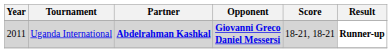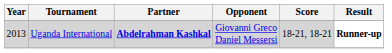(16, 34) 2011 -> (16, 34) 2013
(248, 34) bold -> (246, 34) normal
